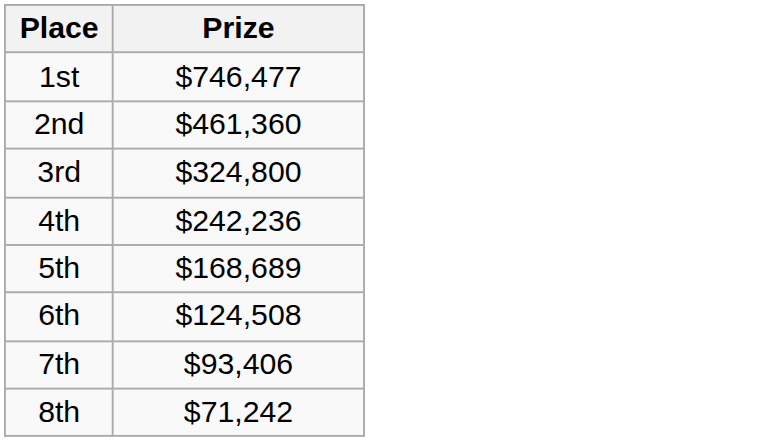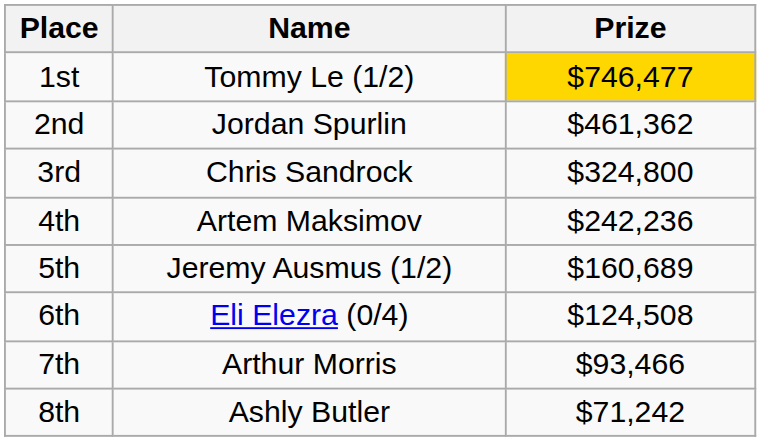+ column: (309, 28)
(238, 76) no background -> (630, 76) gold background
(238, 124) $461,360 -> (630, 124) $461,362
(238, 268) $168,689 -> (630, 268) $160,689
(238, 364) $93,406 -> (630, 364) $93,466
